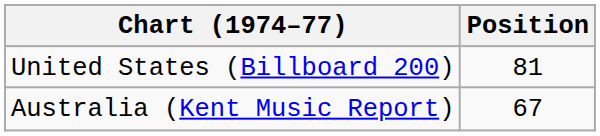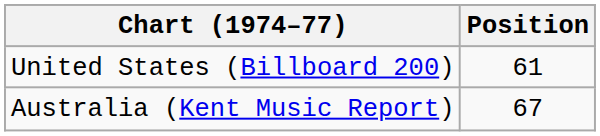(528, 67) 81 -> (528, 67) 61
